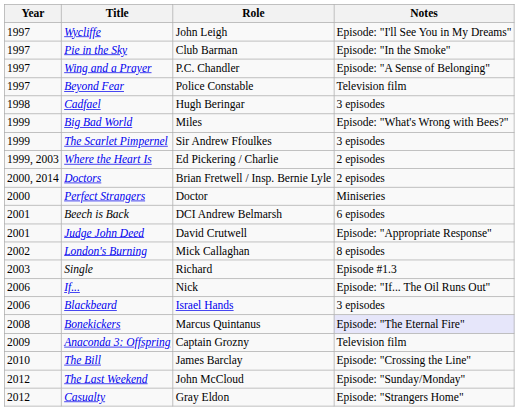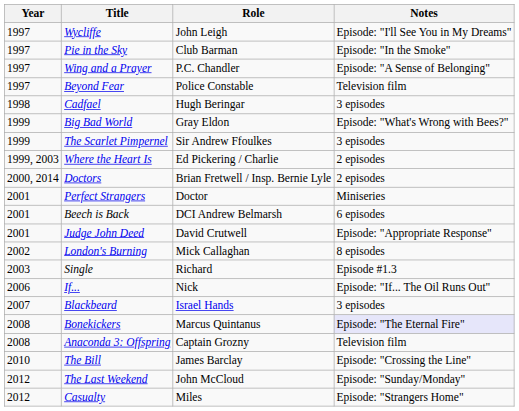(189, 123) Miles -> (202, 123) Gray Eldon
(19, 196) 2000 -> (19, 196) 2001
(19, 305) 2006 -> (19, 305) 2007
(19, 342) 2009 -> (19, 342) 2008
(202, 397) Gray Eldon -> (189, 397) Miles
